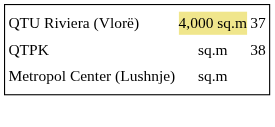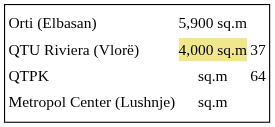+ row: (52, 23)
(258, 49) 38 -> (258, 76) 64
